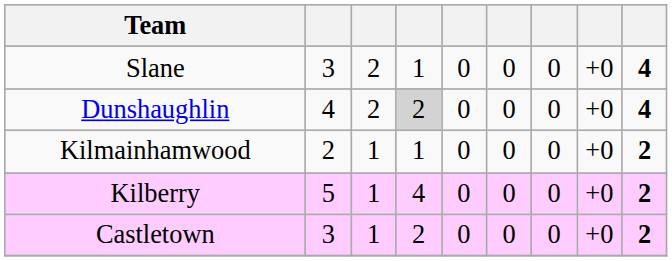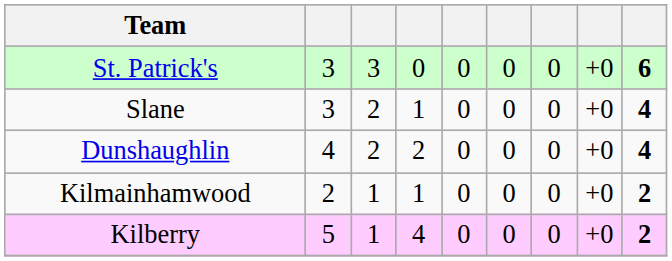+ row: (155, 67)
(419, 109) lightgrey background -> (419, 151) no background
- row: (155, 234)
